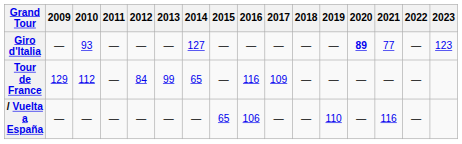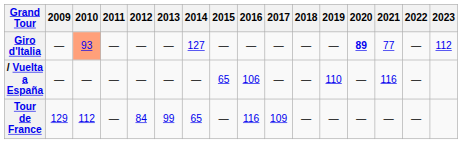(87, 46) no background -> (87, 46) lightsalmon background
(444, 46) 123 -> (444, 46) 112
rows swapped: (25, 79) <-> (25, 118)
